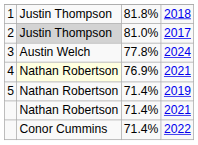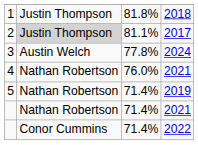(141, 33) 81.0% -> (141, 33) 81.1%
(69, 71) lightyellow background -> (69, 71) no background
(141, 71) 76.9% -> (141, 71) 76.0%
